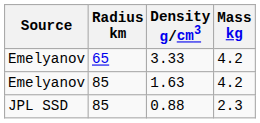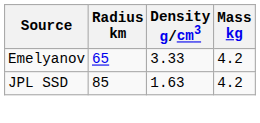(47, 83) Emelyanov -> (38, 83) JPL SSD
- row: (167, 106)
